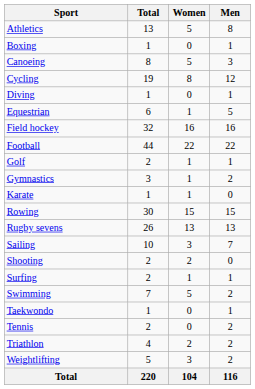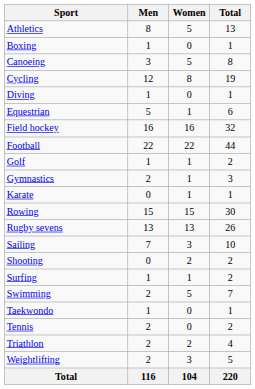columns swapped: (230, 12) <-> (148, 12)
